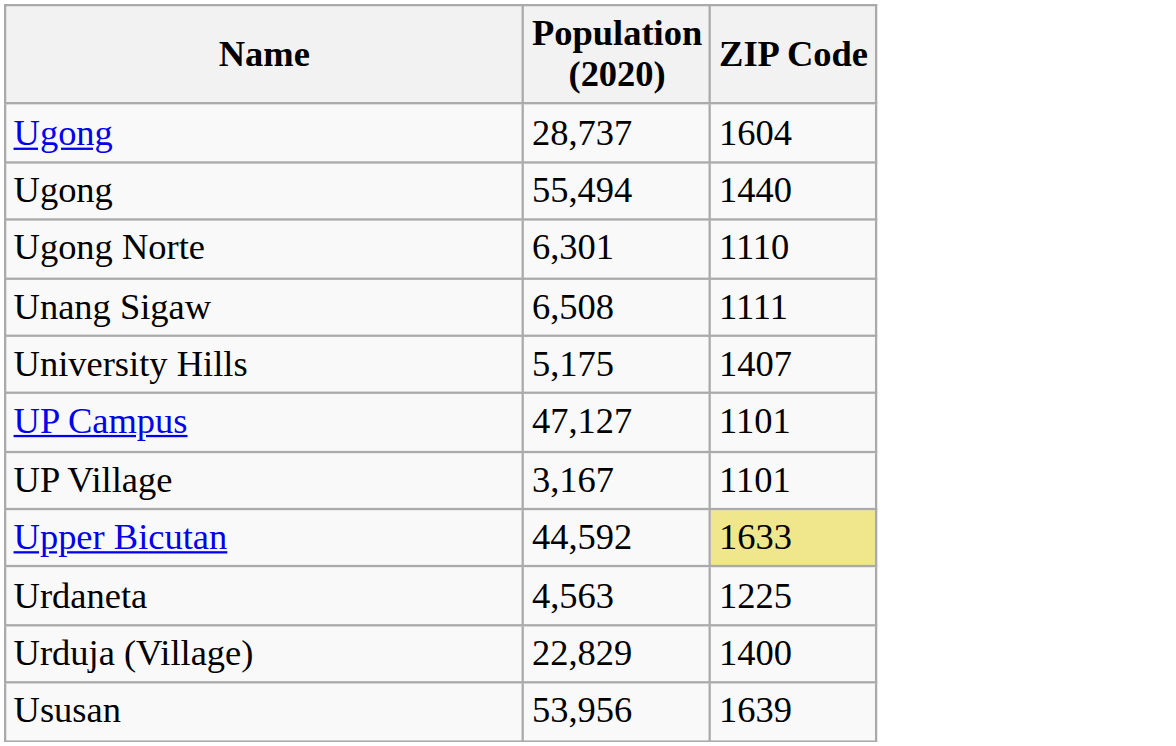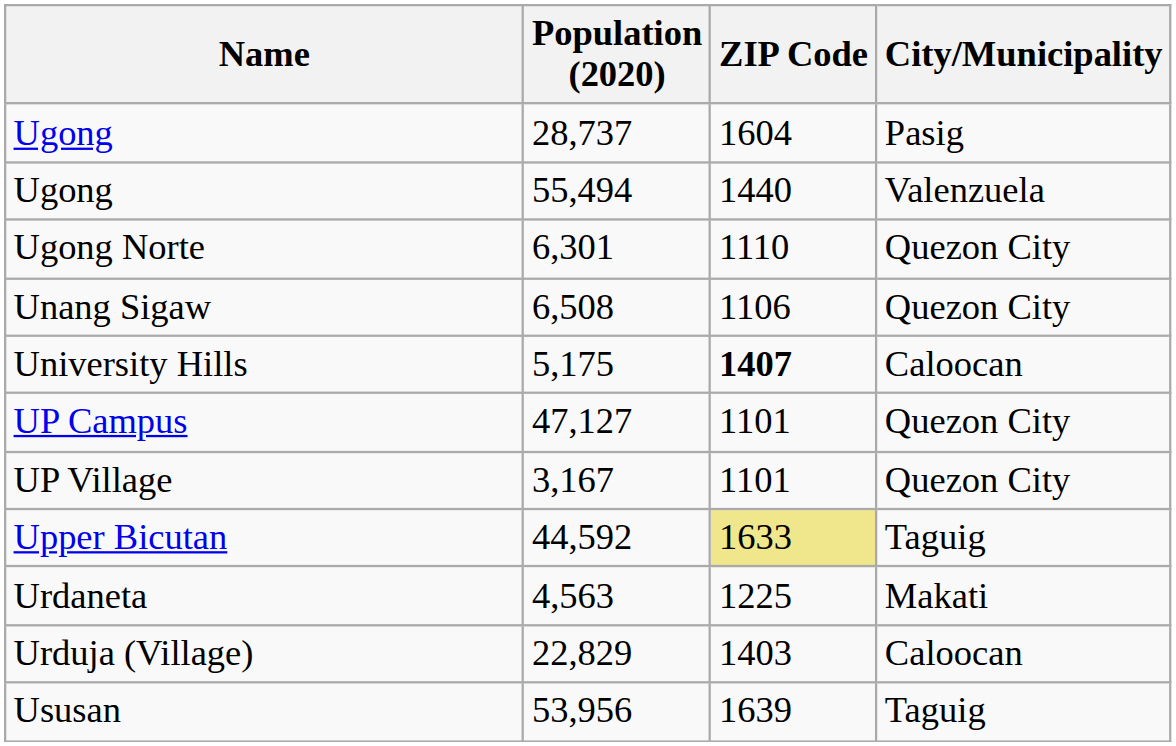+ column: (1024, 53)
(754, 305) 1111 -> (755, 305) 1106
(756, 363) normal -> (756, 363) bold
(756, 653) 1400 -> (756, 653) 1403
